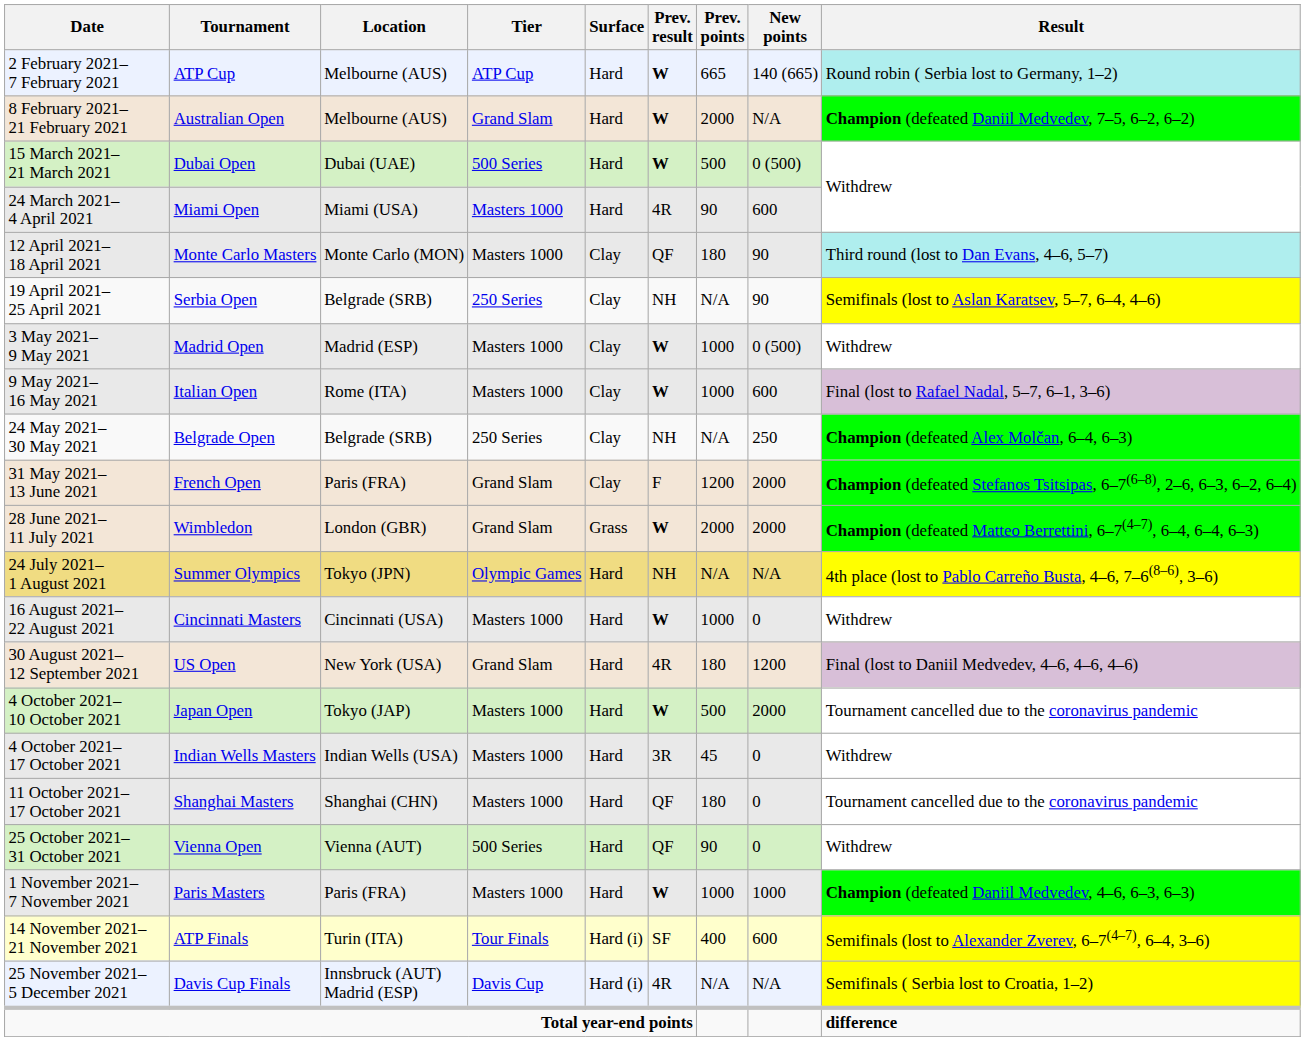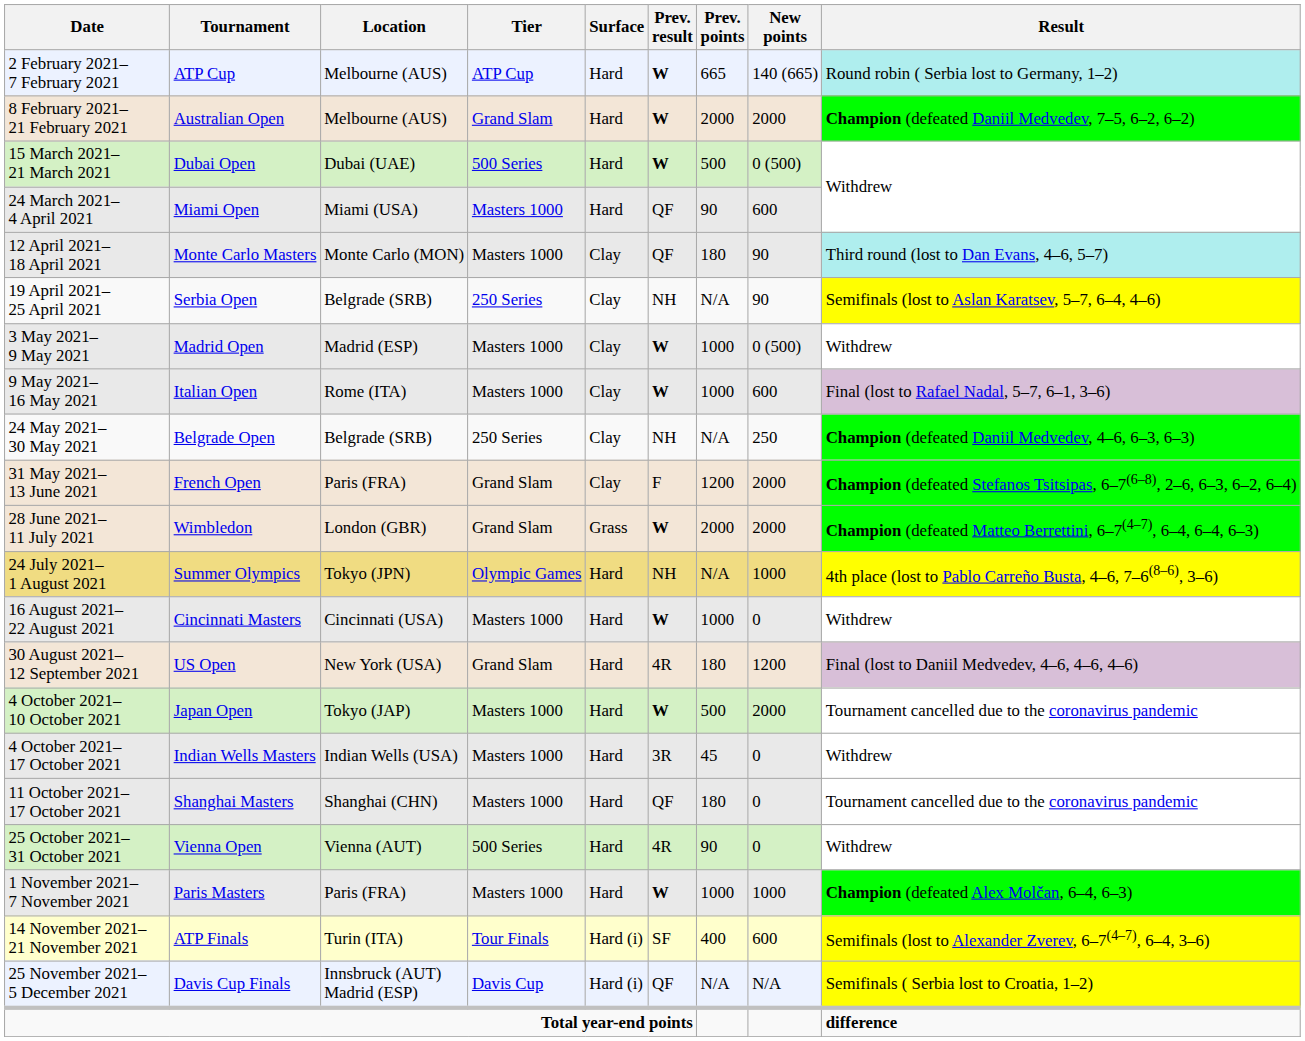(767, 118) N/A -> (769, 118) 2000
(662, 209) 4R -> (663, 209) QF
(979, 437) Champion (defeated Alex Molčan, 6–4, 6–3) -> (1010, 437) Champion (defeated Daniil Medvedev, 4–6, 6–3, 6–3)
(767, 573) N/A -> (769, 573) 1000
(663, 847) QF -> (662, 847) 4R
(1010, 892) Champion (defeated Daniil Medvedev, 4–6, 6–3, 6–3) -> (979, 892) Champion (defeated Alex Molčan, 6–4, 6–3)
(662, 983) 4R -> (663, 983) QF
